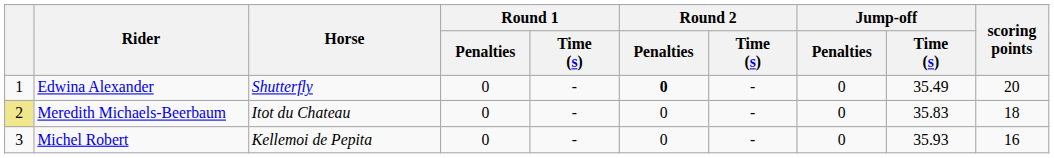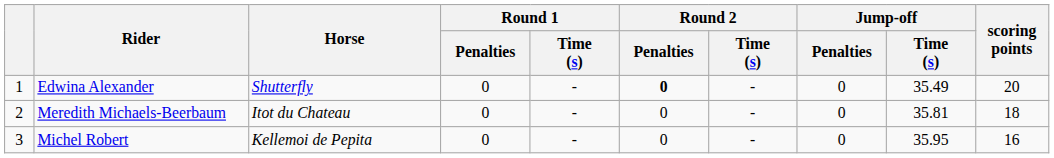(19, 114) khaki background -> (19, 114) no background
(931, 114) 35.83 -> (931, 114) 35.81
(931, 139) 35.93 -> (931, 139) 35.95
